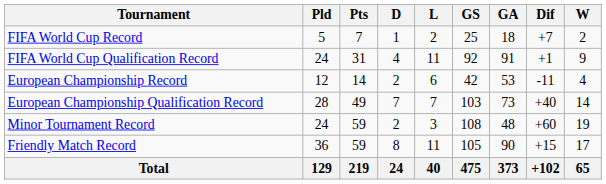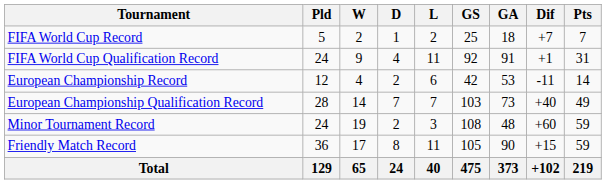columns swapped: (583, 15) <-> (359, 15)
